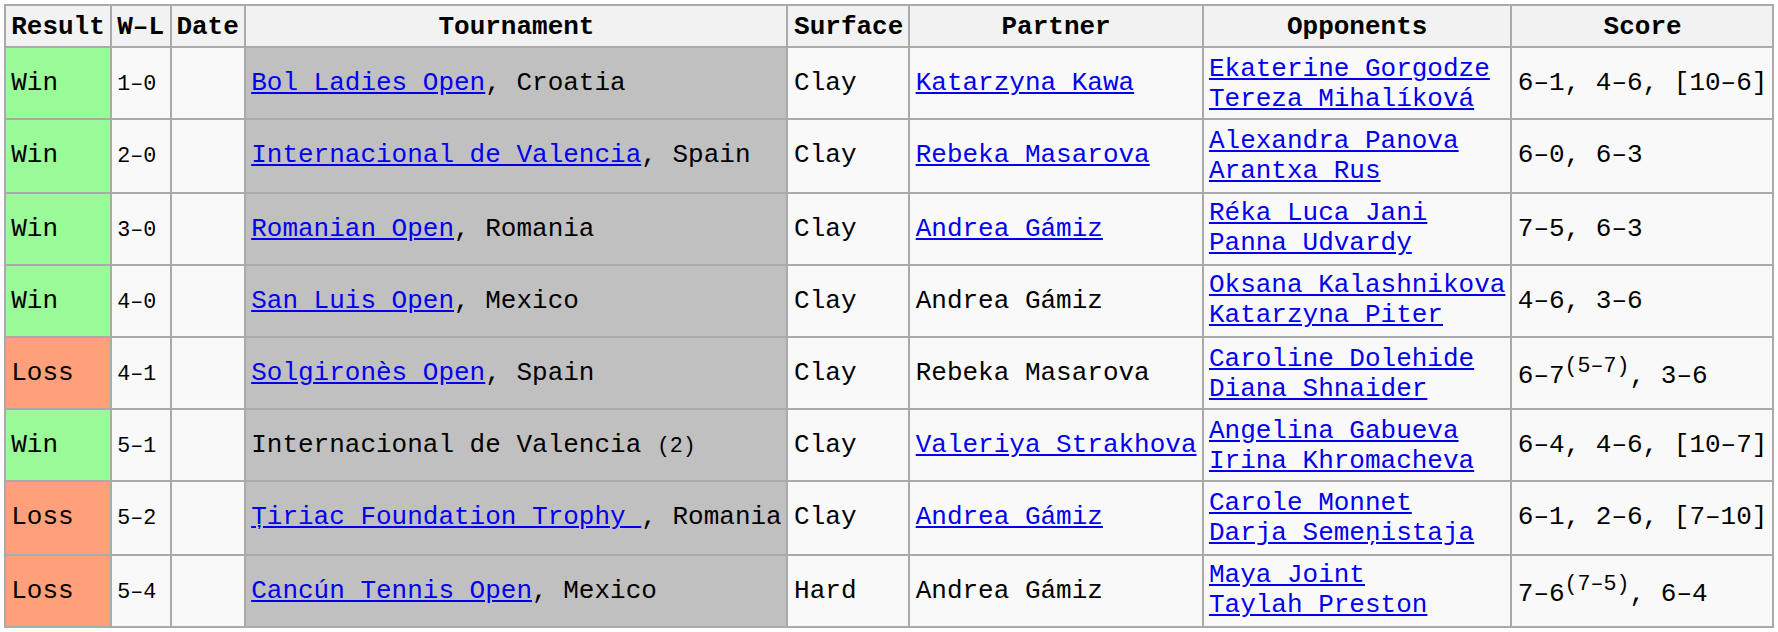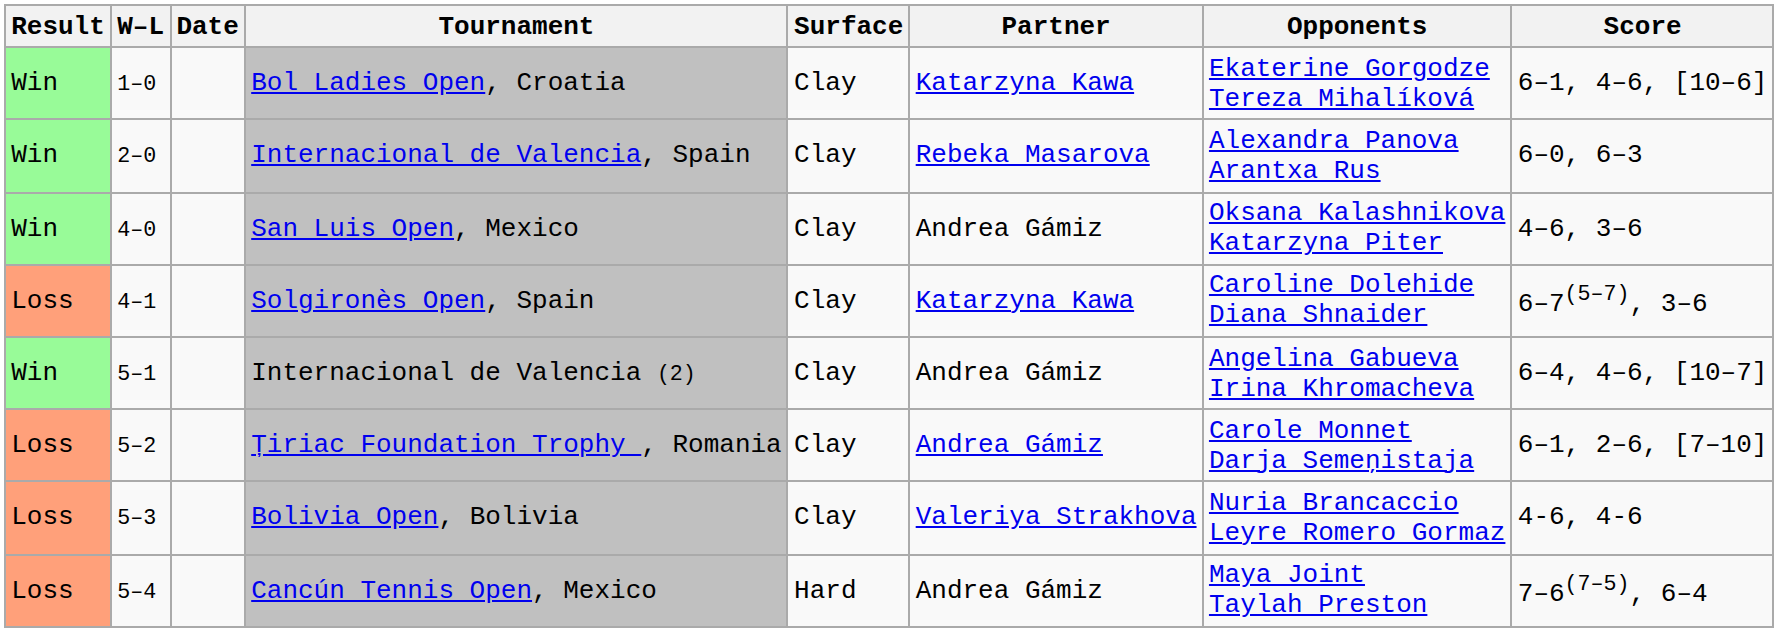- row: (423, 228)
(1033, 373) Rebeka Masarova -> (1025, 301) Katarzyna Kawa
(1056, 445) Valeriya Strakhova -> (1009, 373) Andrea Gámiz
+ row: (415, 518)
